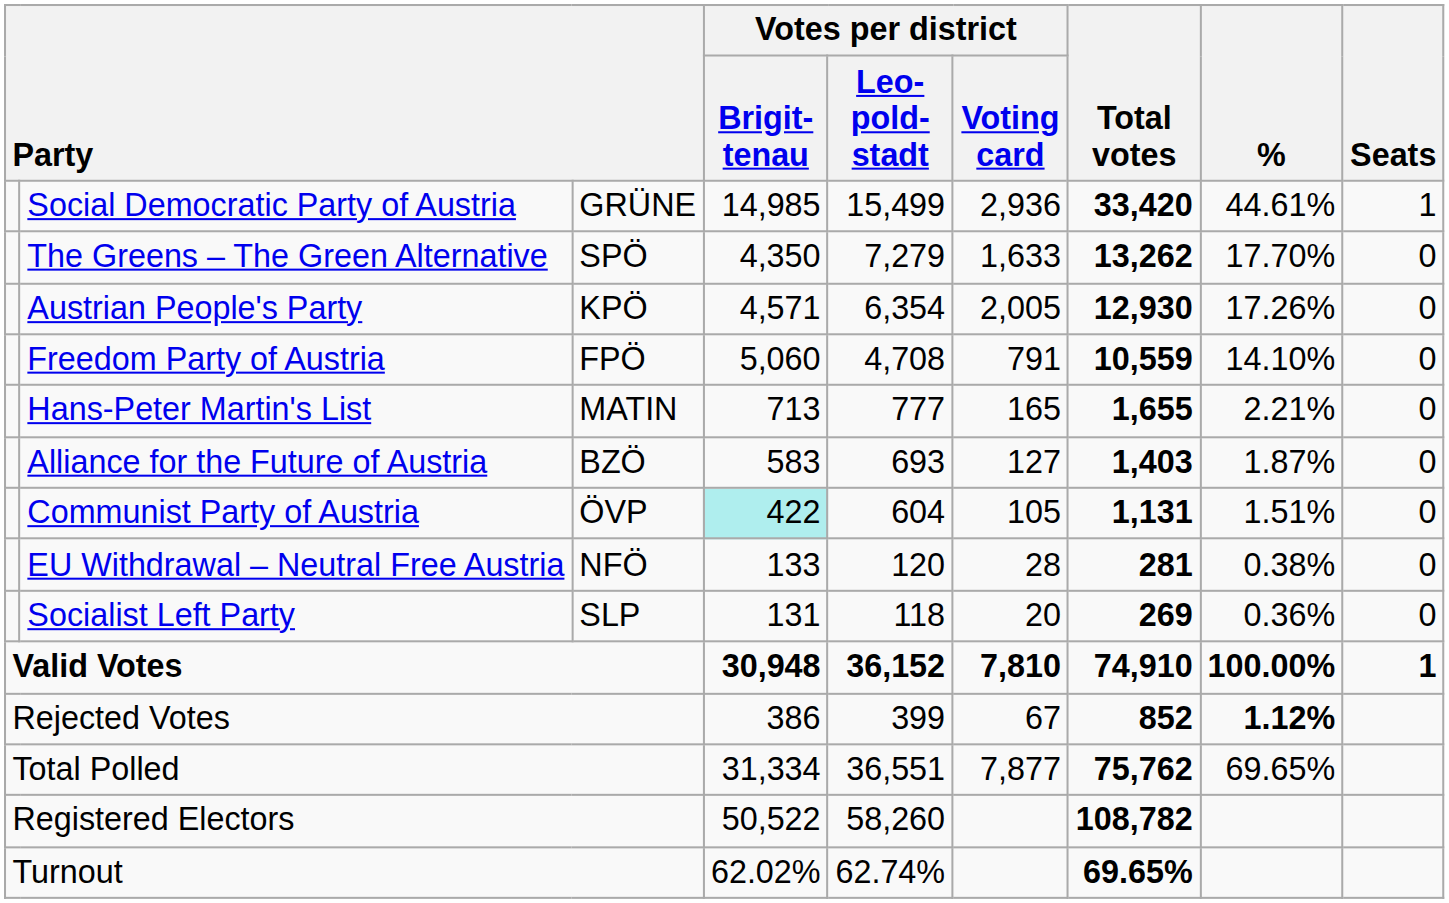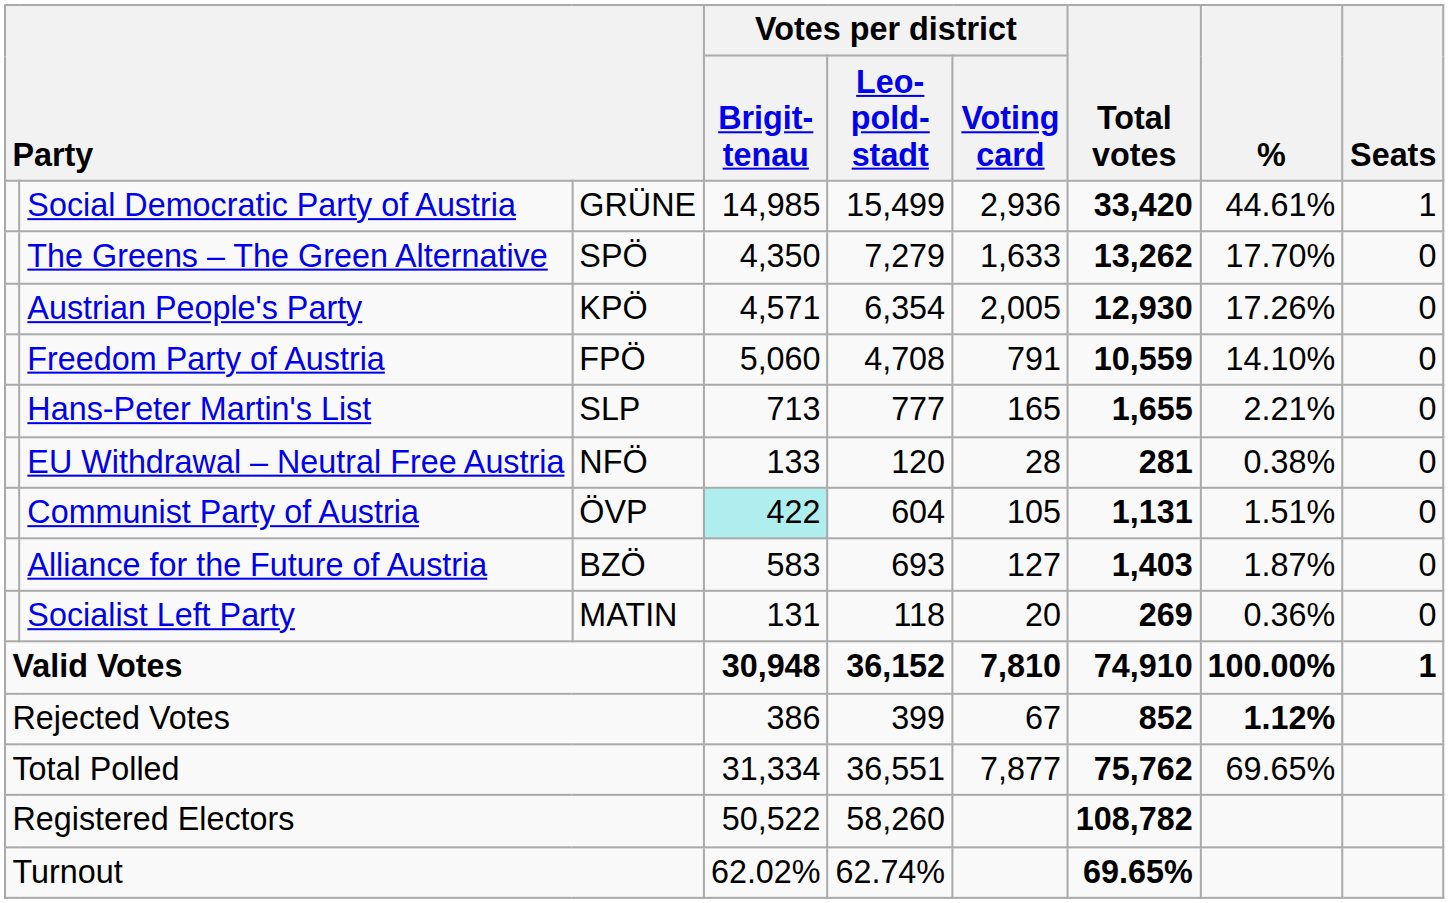(628, 410) MATIN -> (610, 410) SLP
rows swapped: (257, 461) <-> (296, 564)
(610, 615) SLP -> (628, 615) MATIN
